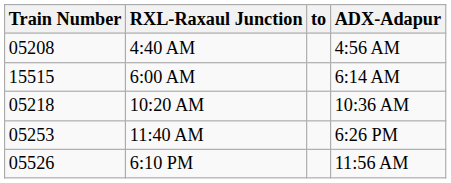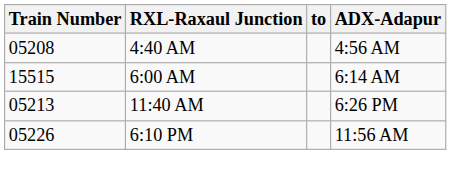- row: (167, 105)
(32, 134) 05253 -> (32, 105) 05213
(32, 163) 05526 -> (32, 134) 05226
